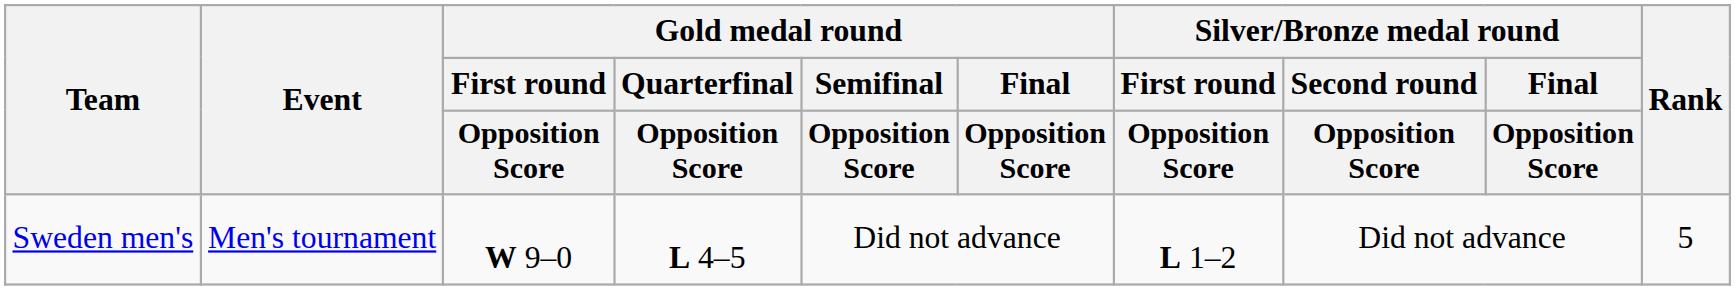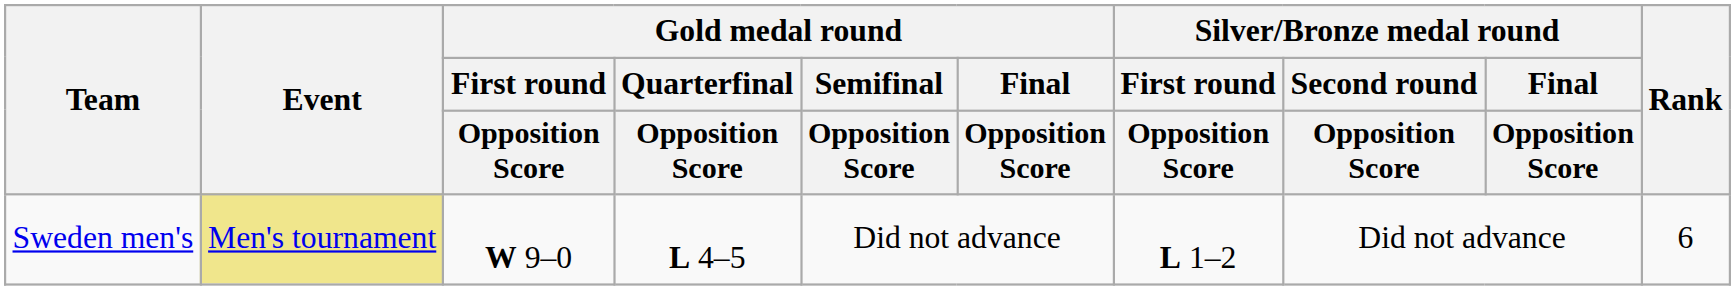(322, 238) no background -> (322, 238) khaki background
(1685, 238) 5 -> (1685, 238) 6
